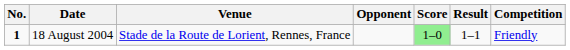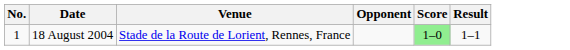- column: (528, 14)
(17, 34) bold -> (17, 34) normal
